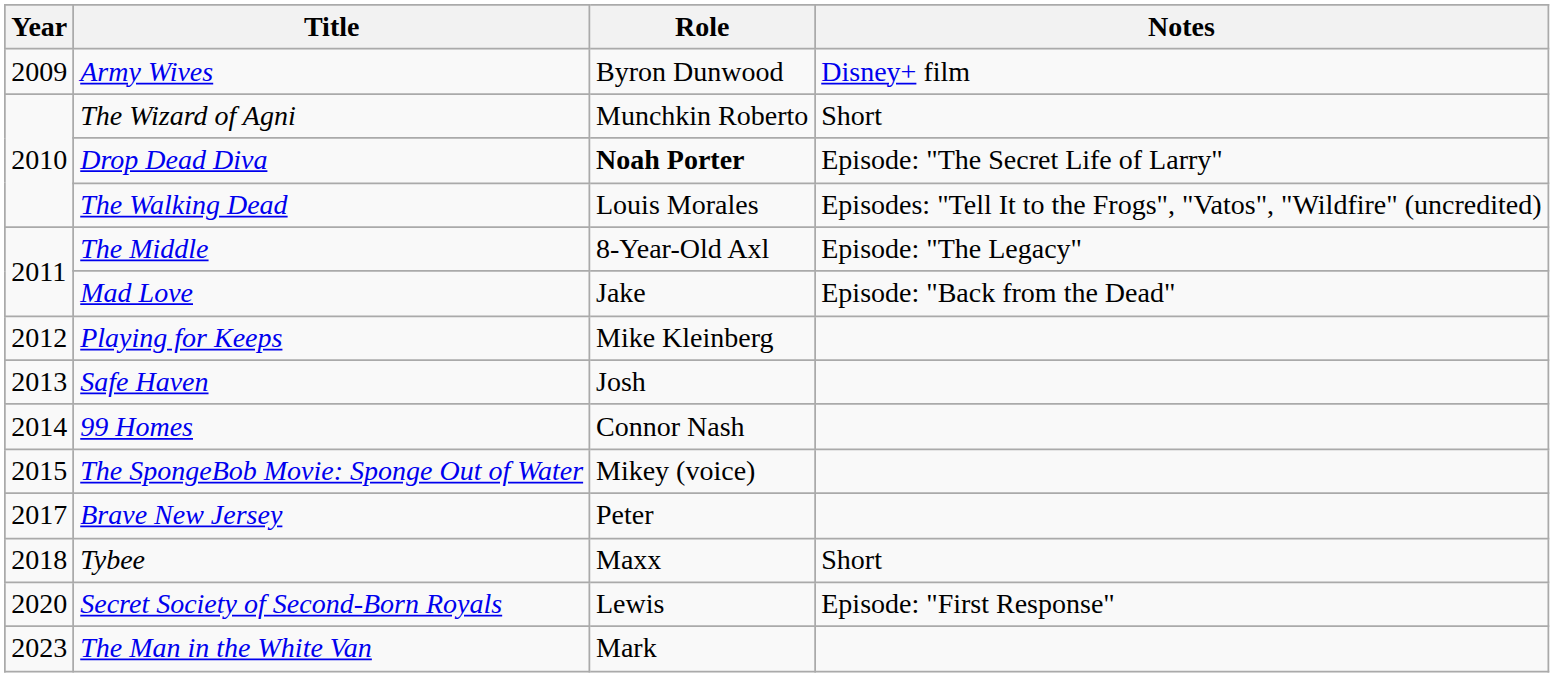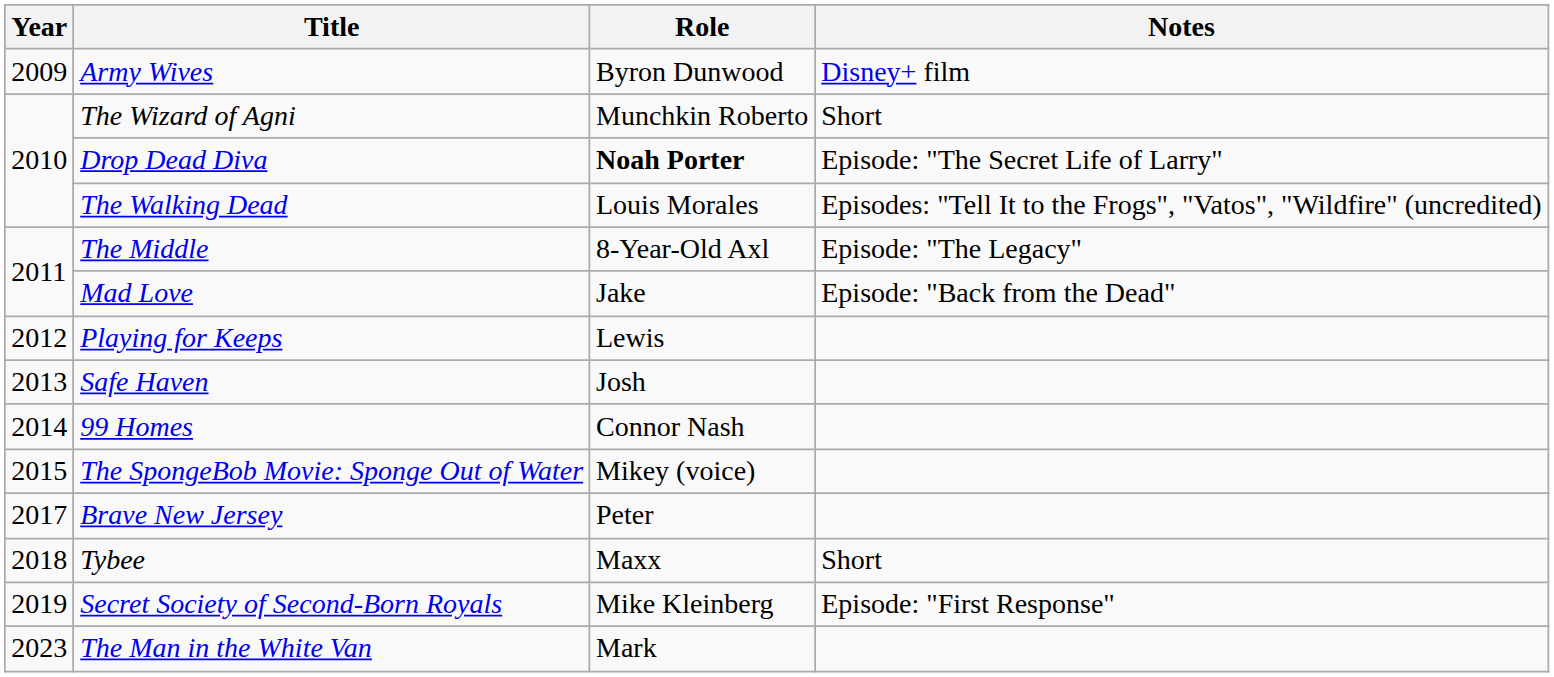(685, 337) Mike Kleinberg -> (630, 337) Lewis
(39, 603) 2020 -> (39, 603) 2019
(630, 603) Lewis -> (685, 603) Mike Kleinberg
